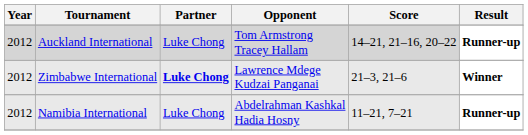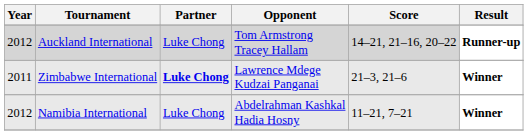(20, 77) 2012 -> (20, 77) 2011
(491, 112) Runner-up -> (482, 112) Winner
